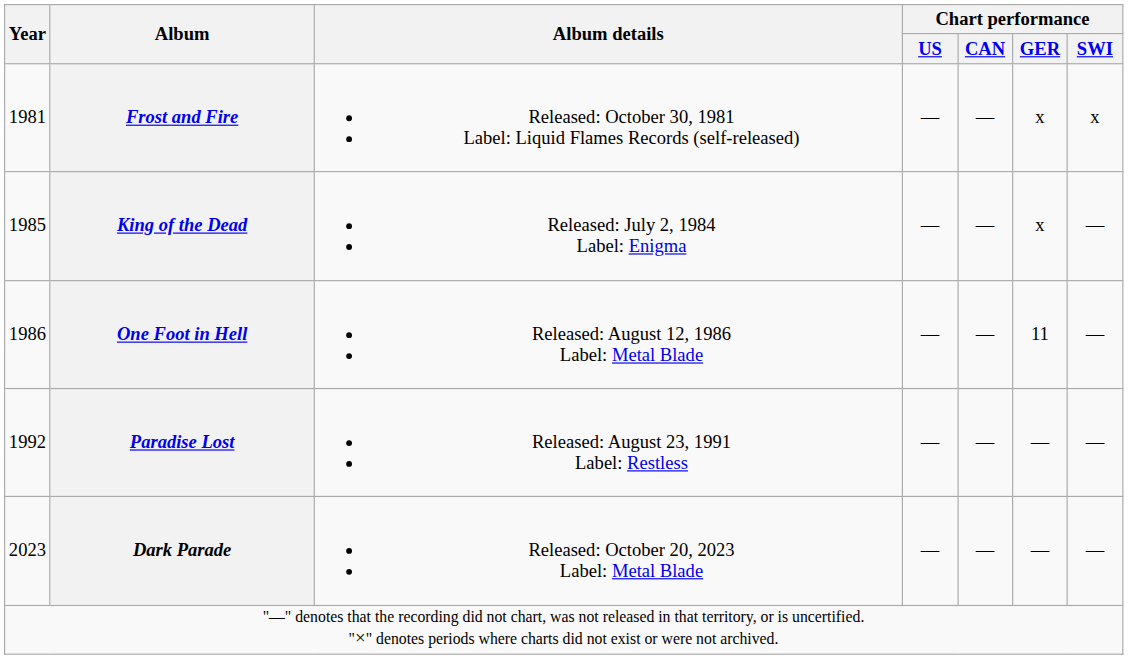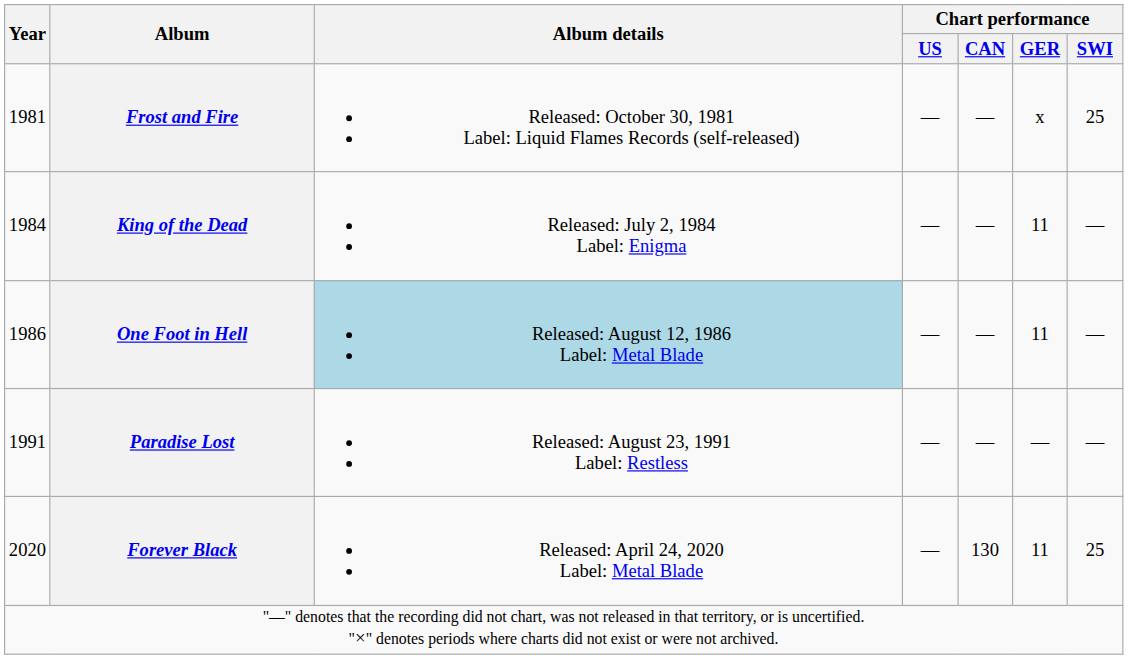(1095, 117) x -> (1095, 117) 25
(27, 225) 1985 -> (27, 225) 1984
(1040, 225) x -> (1040, 225) 11
(608, 345) no background -> (608, 345) lightblue background
(27, 442) 1992 -> (27, 442) 1991
+ row: (182, 550)
- row: (182, 550)
